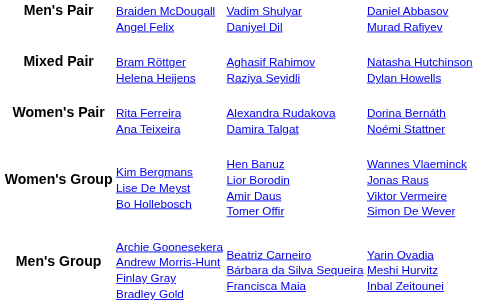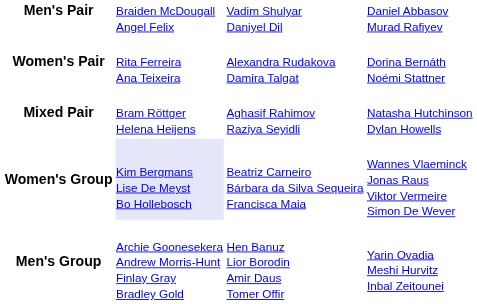rows swapped: (59, 112) <-> (59, 61)
(155, 188) no background -> (155, 188) lavender background
(258, 188) Hen Banuz Lior Borodin Amir Daus Tomer Offir -> (295, 188) Beatriz Carneiro Bárbara da Silva Sequeira Francisca Maia
(295, 270) Beatriz Carneiro Bárbara da Silva Sequeira Francisca Maia -> (258, 270) Hen Banuz Lior Borodin Amir Daus Tomer Offir
